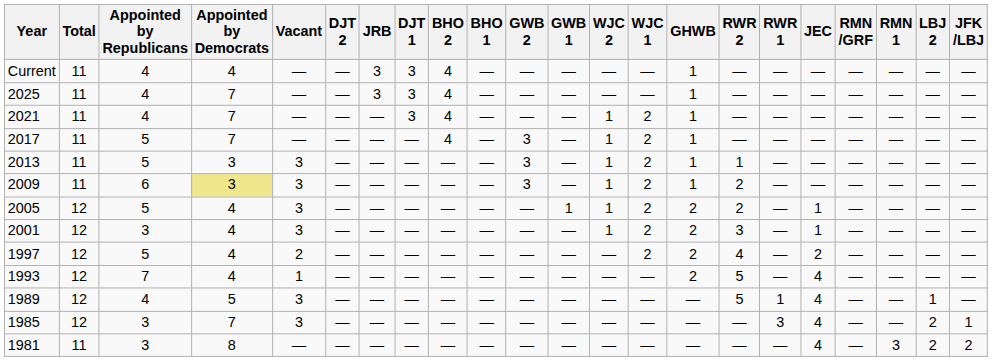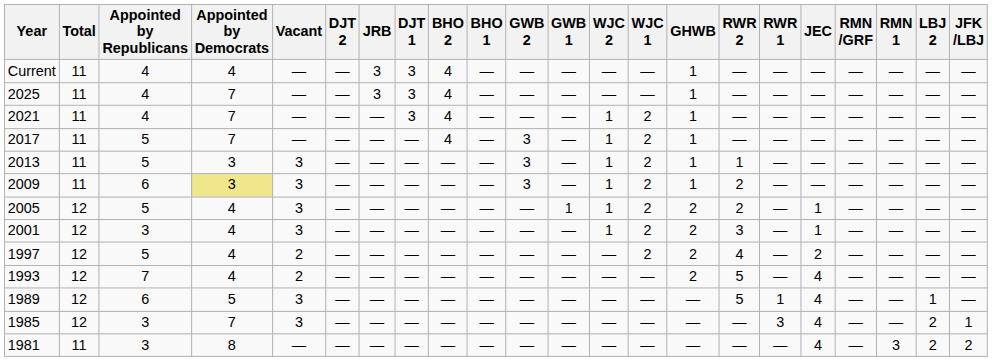(299, 276) 1 -> (299, 276) 2
(145, 299) 4 -> (145, 299) 6
